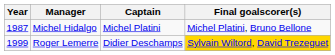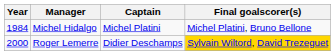(17, 27) 1987 -> (17, 27) 1984
(17, 43) 1999 -> (17, 43) 2000
